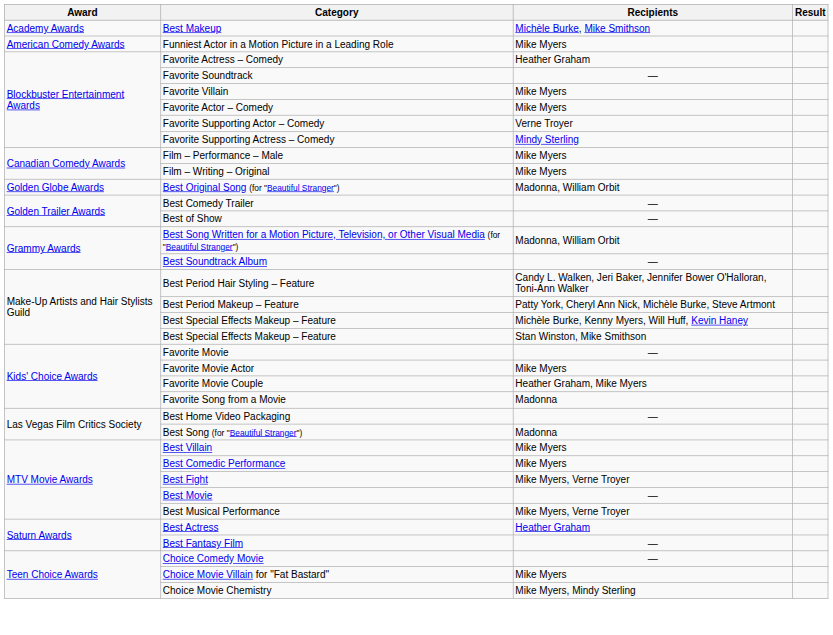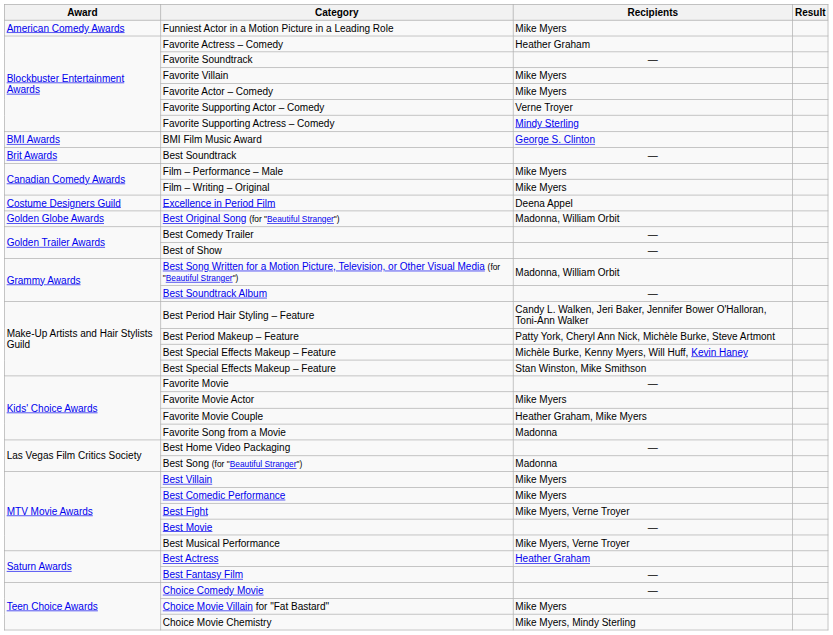- row: (192, 28)
+ row: (212, 140)
+ row: (200, 155)
+ row: (219, 203)
